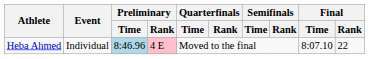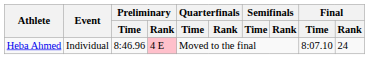(129, 45) lightblue background -> (129, 45) no background
(343, 45) 22 -> (343, 45) 24
